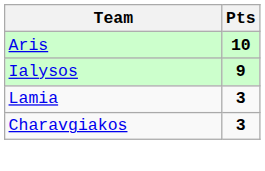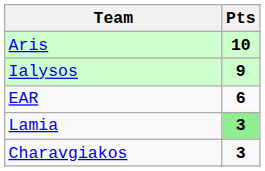+ row: (23, 99)
(241, 99) no background -> (241, 126) lightgreen background
